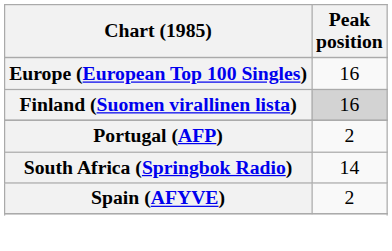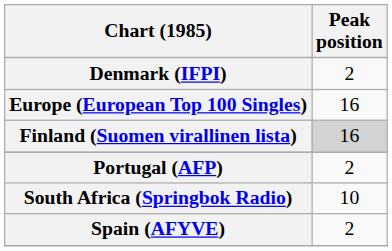+ row: (158, 73)
(349, 167) 14 -> (349, 198) 10
